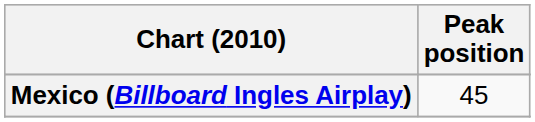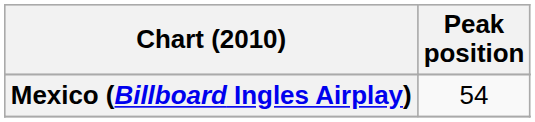(474, 95) 45 -> (474, 95) 54
